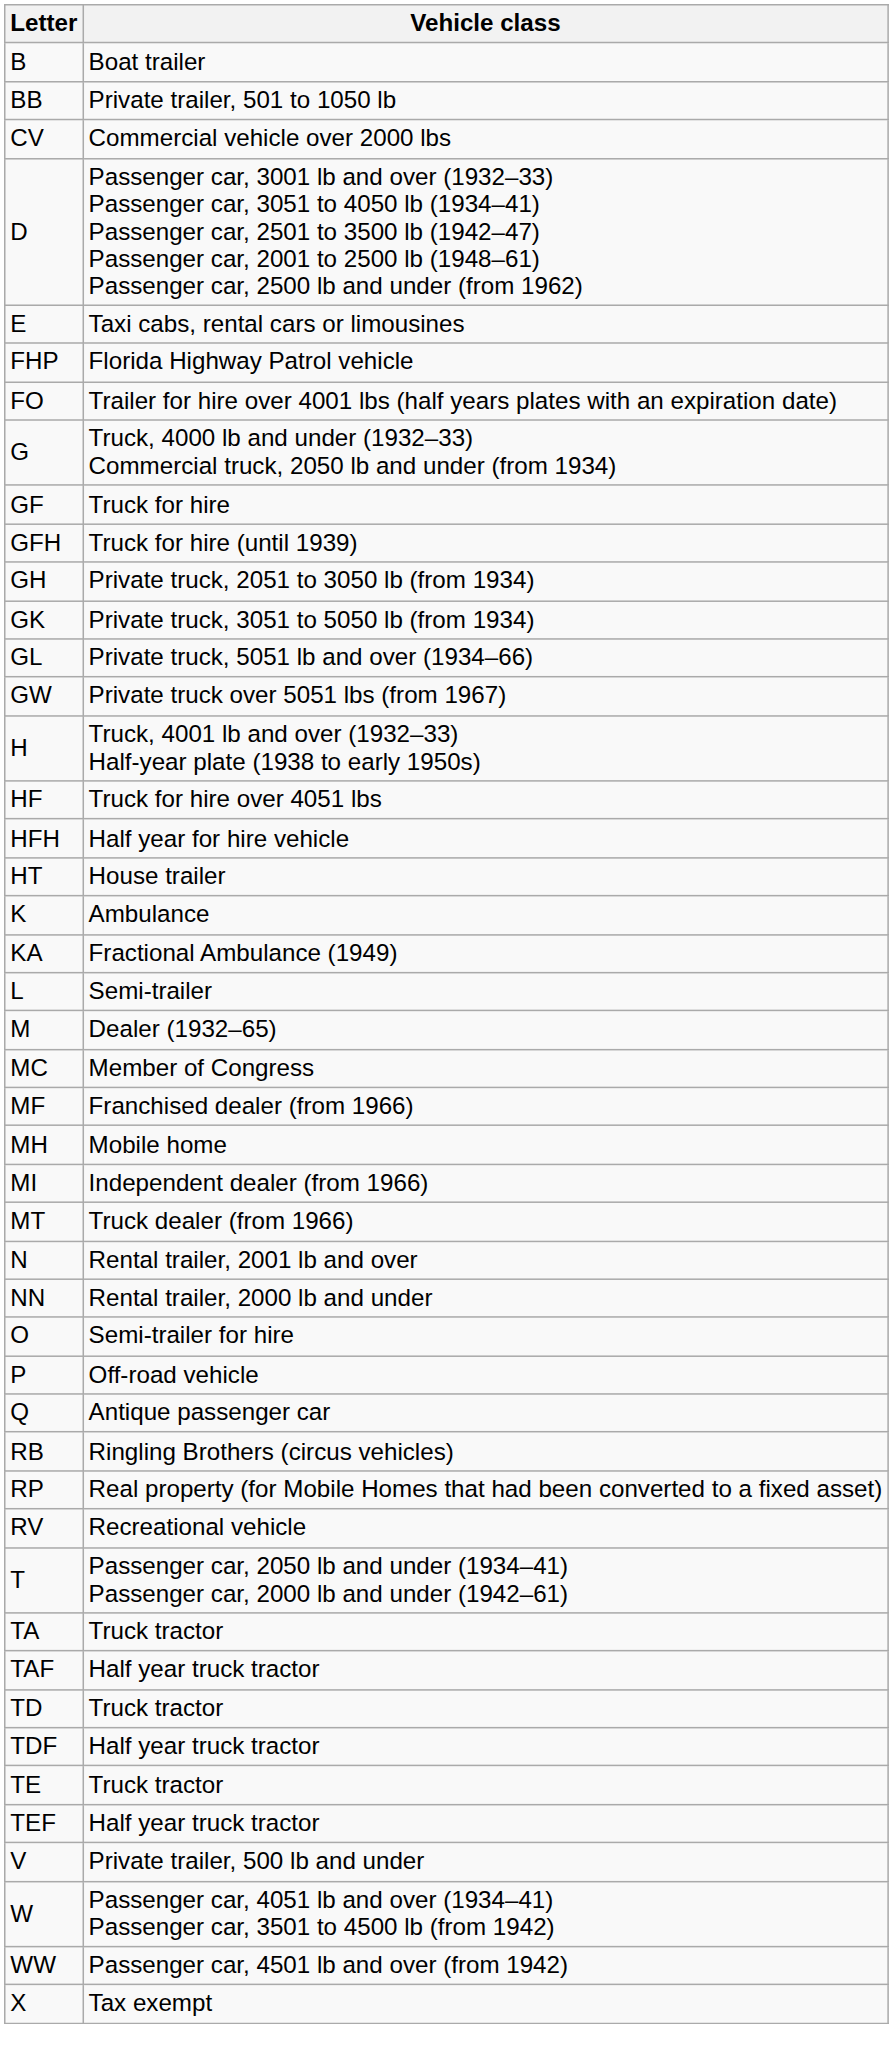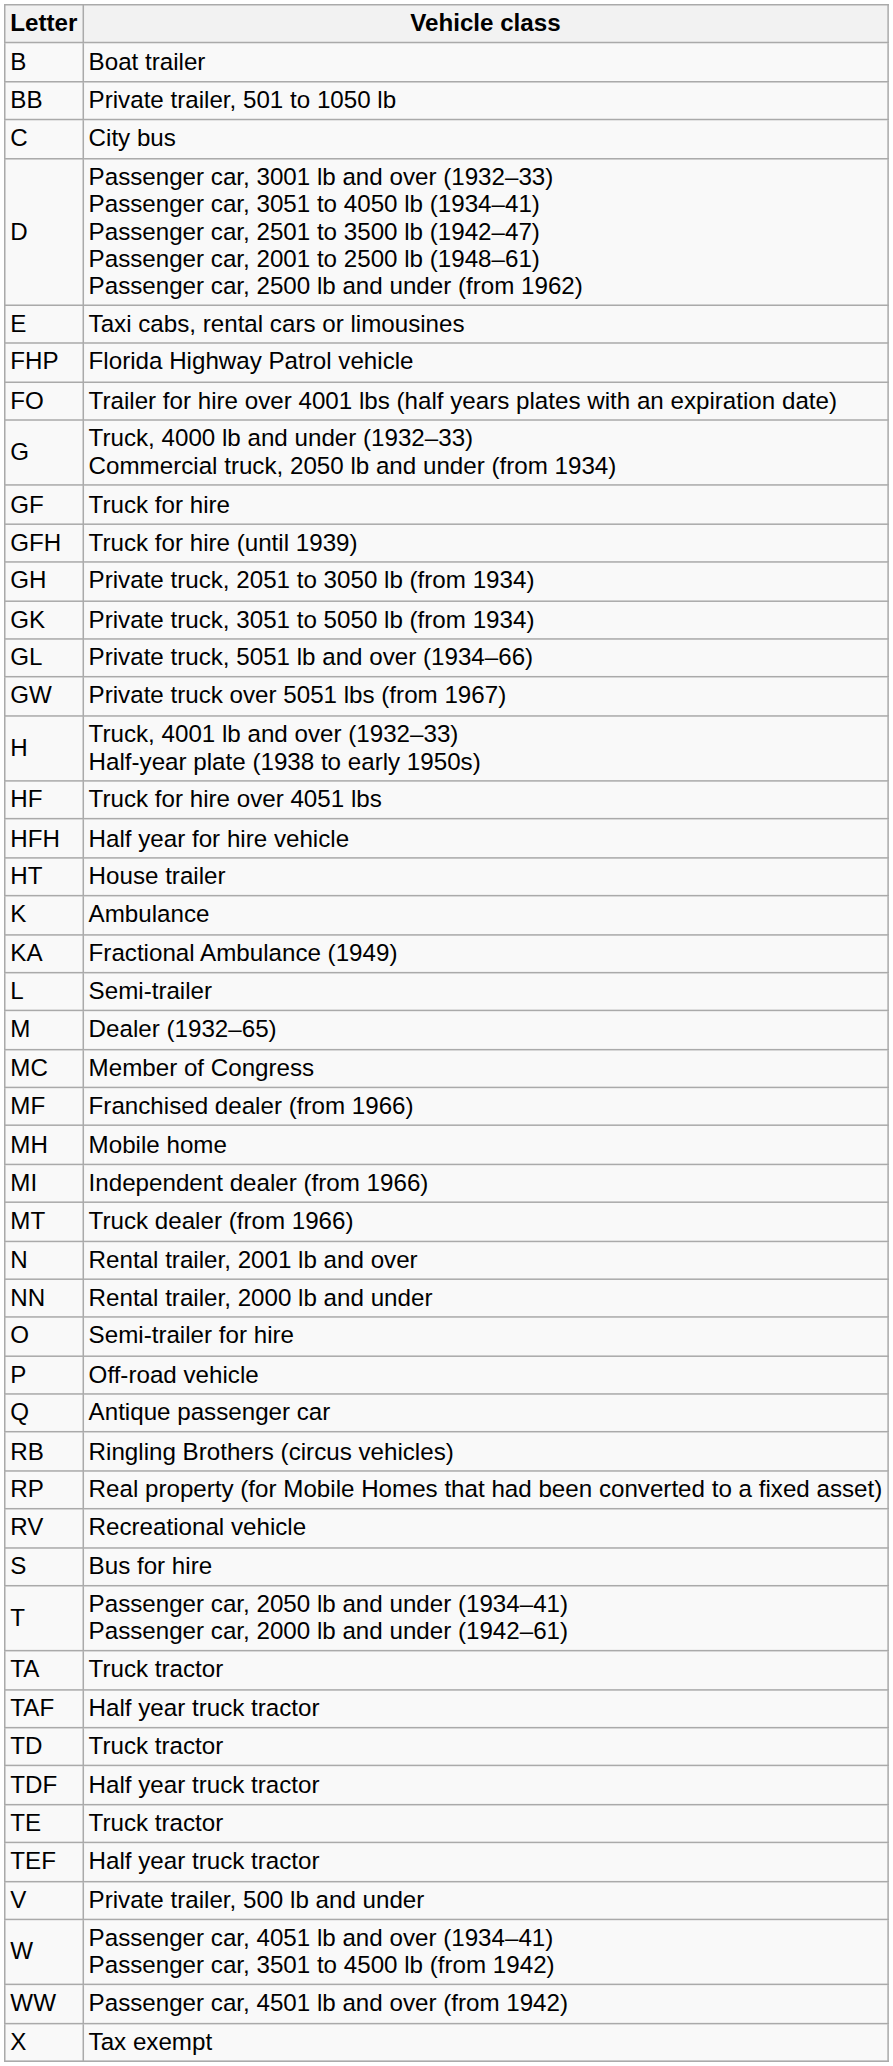+ row: (19, 138)
- row: (27, 138)
+ row: (18, 1566)
